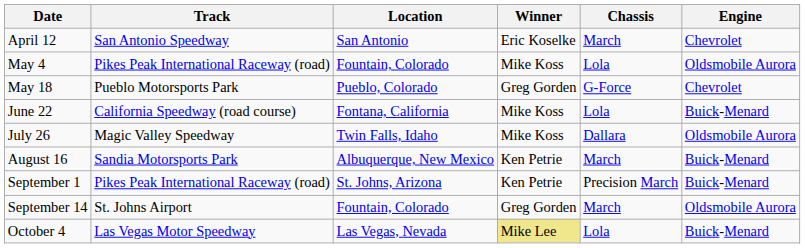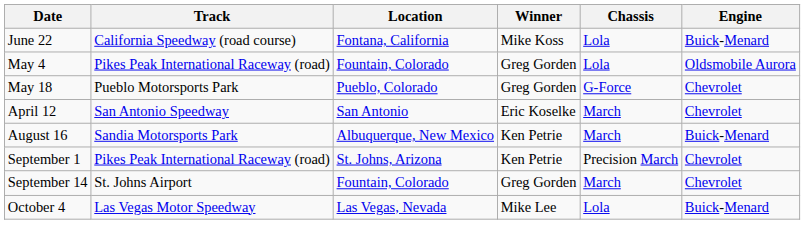rows swapped: (32, 40) <-> (30, 111)
(532, 64) Mike Koss -> (539, 64) Greg Gorden
- row: (29, 135)
(727, 183) Buick-Menard -> (713, 159) Chevrolet
(740, 207) Oldsmobile Aurora -> (713, 183) Chevrolet
(529, 230) khaki background -> (529, 207) no background
